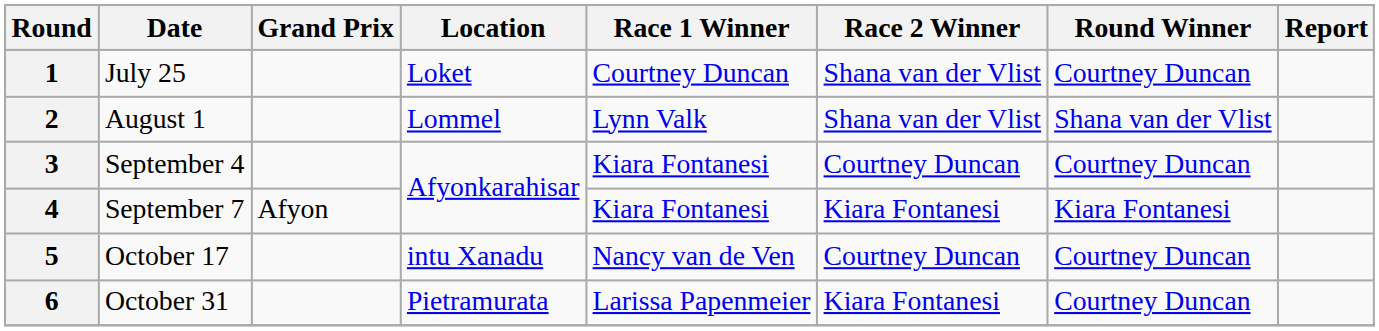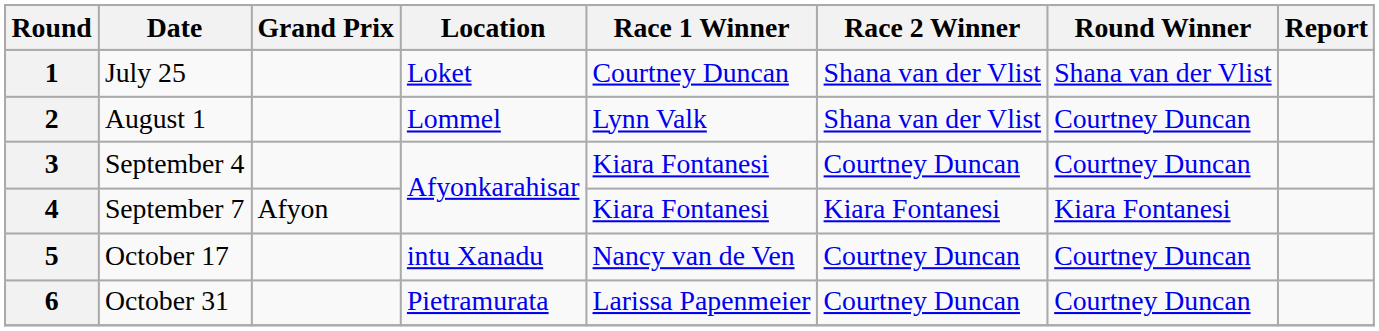(1152, 72) Courtney Duncan -> (1163, 72) Shana van der Vlist
(1163, 118) Shana van der Vlist -> (1152, 118) Courtney Duncan
(912, 301) Kiara Fontanesi -> (922, 301) Courtney Duncan
